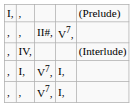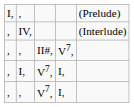rows swapped: (20, 32) <-> (25, 51)
